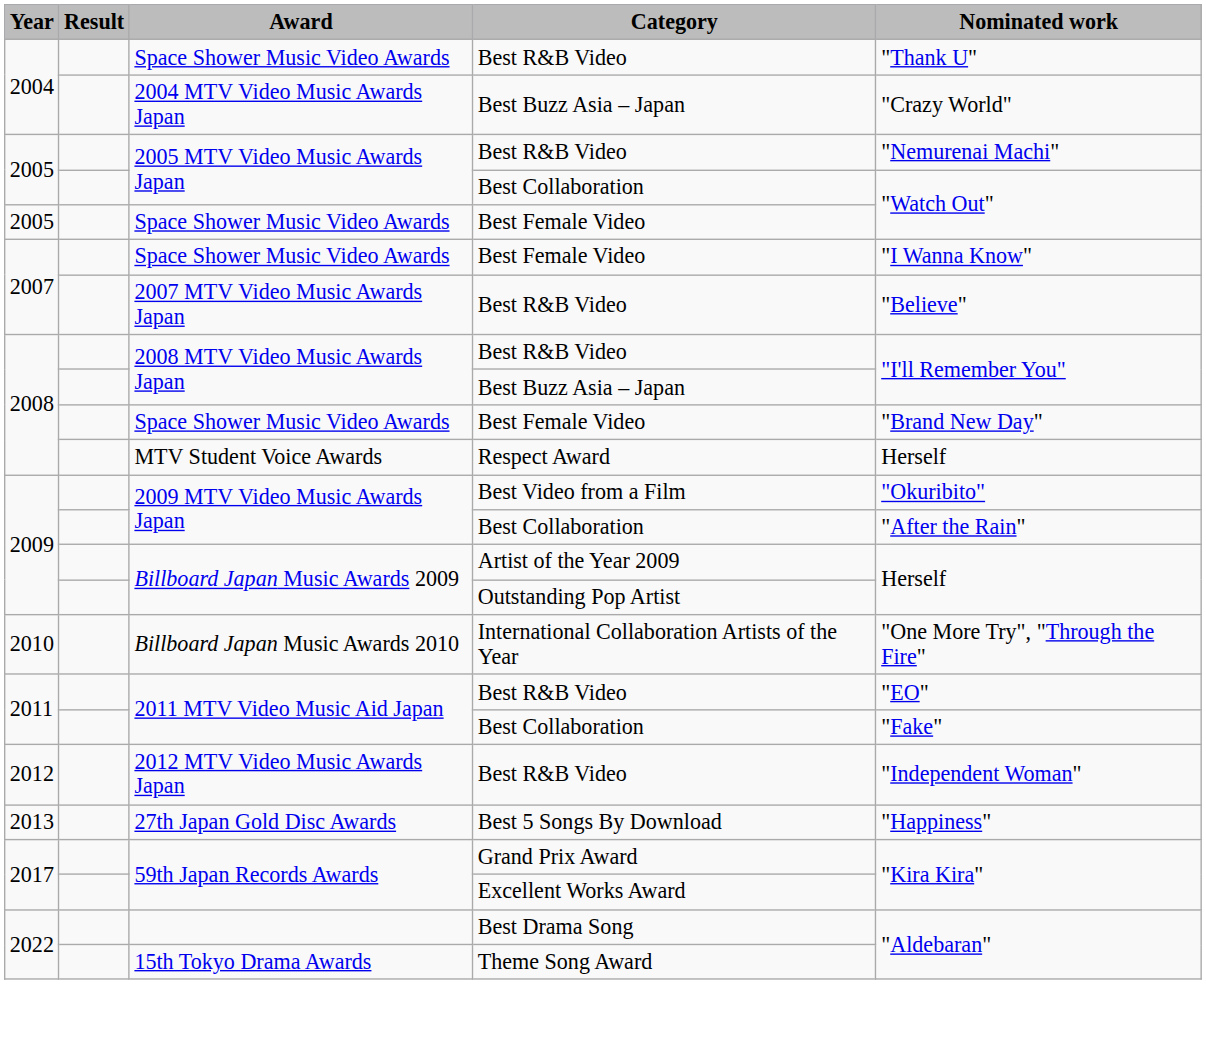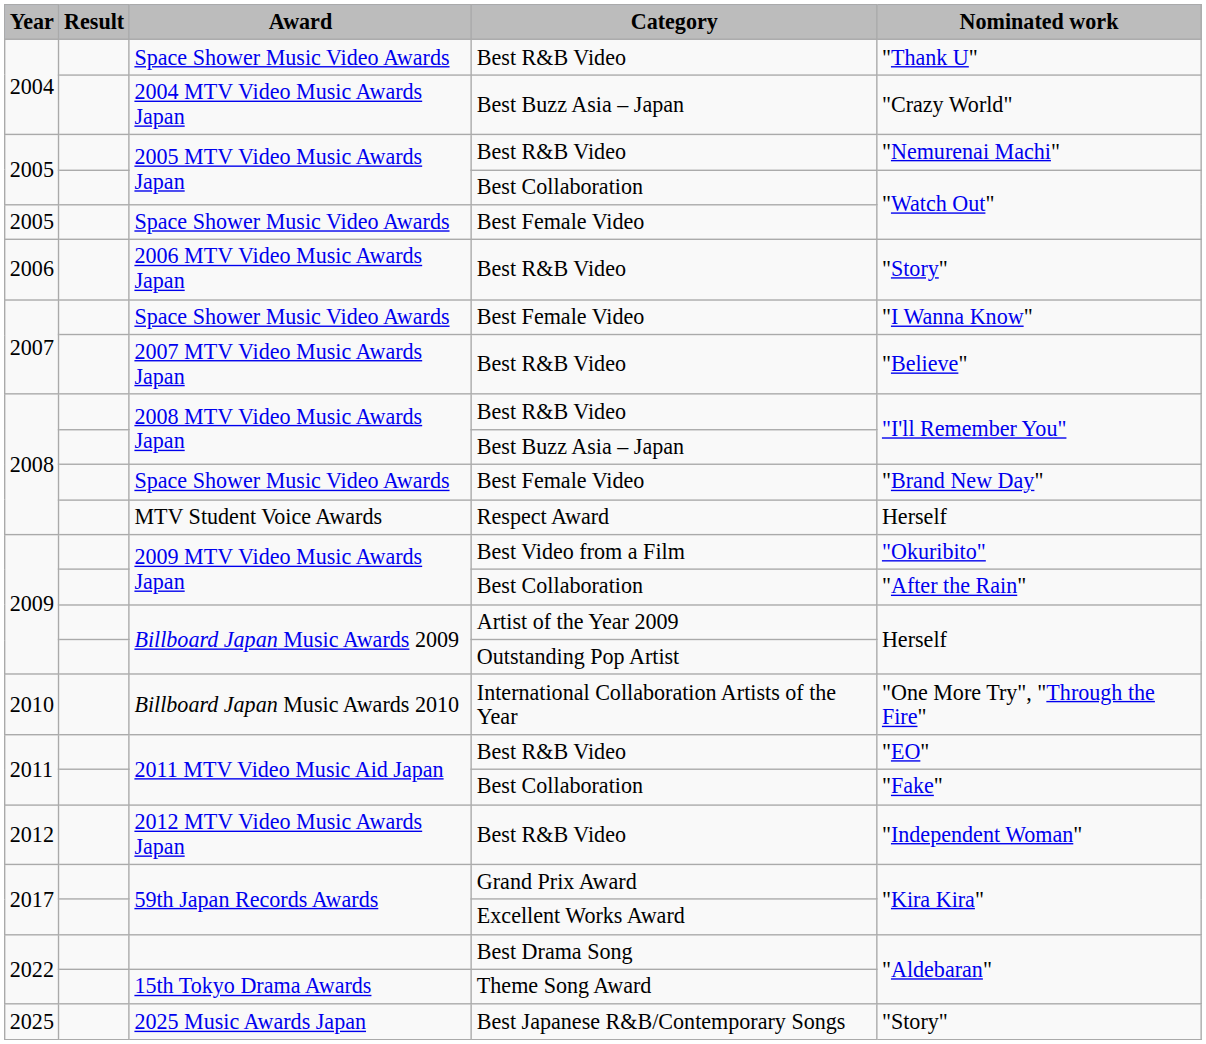+ row: (278, 269)
- row: (265, 821)
+ row: (250, 1021)
